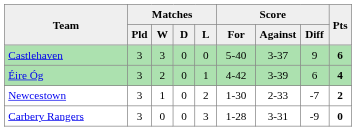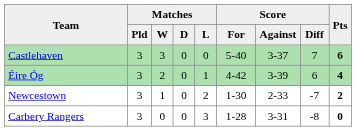(315, 55) 9 -> (315, 55) 7
(314, 116) -9 -> (314, 116) -8
